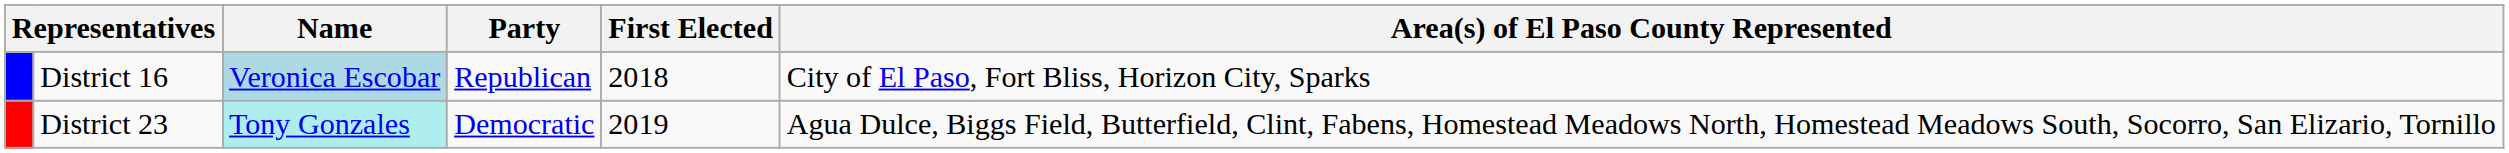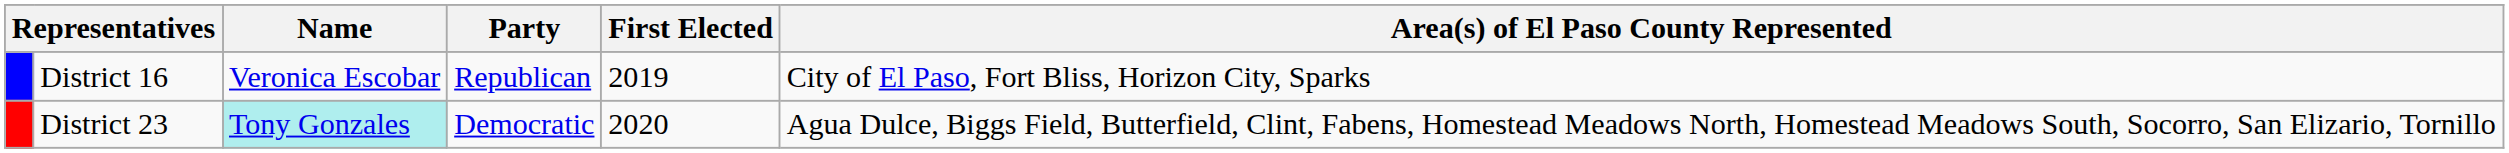(335, 76) lightblue background -> (335, 76) no background
(638, 76) 2018 -> (638, 76) 2019
(638, 123) 2019 -> (638, 123) 2020
